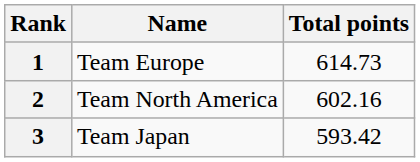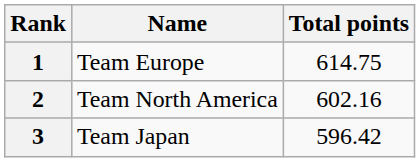(349, 61) 614.73 -> (349, 61) 614.75
(349, 136) 593.42 -> (349, 136) 596.42
